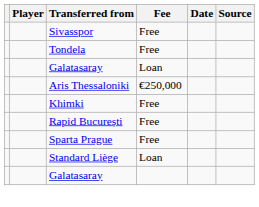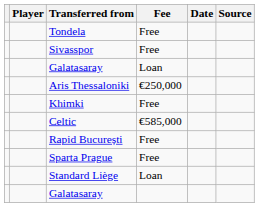rows swapped: (67, 49) <-> (71, 31)
+ row: (63, 121)
